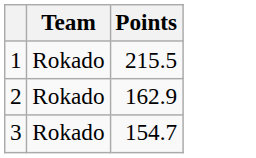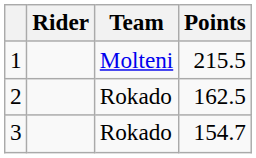+ column: (61, 22)
(68, 59) Rokado -> (137, 59) Molteni
(151, 96) 162.9 -> (220, 96) 162.5
